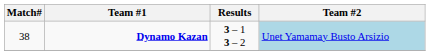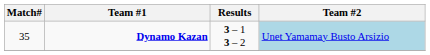(24, 36) 38 -> (24, 36) 35
